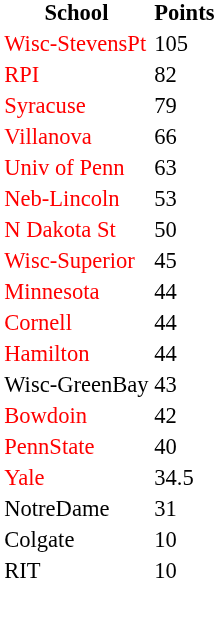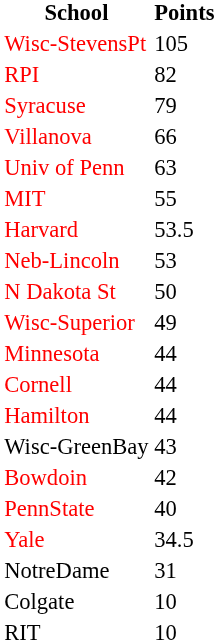+ row: (25, 198)
+ row: (41, 229)
(166, 260) 45 -> (166, 322) 49
